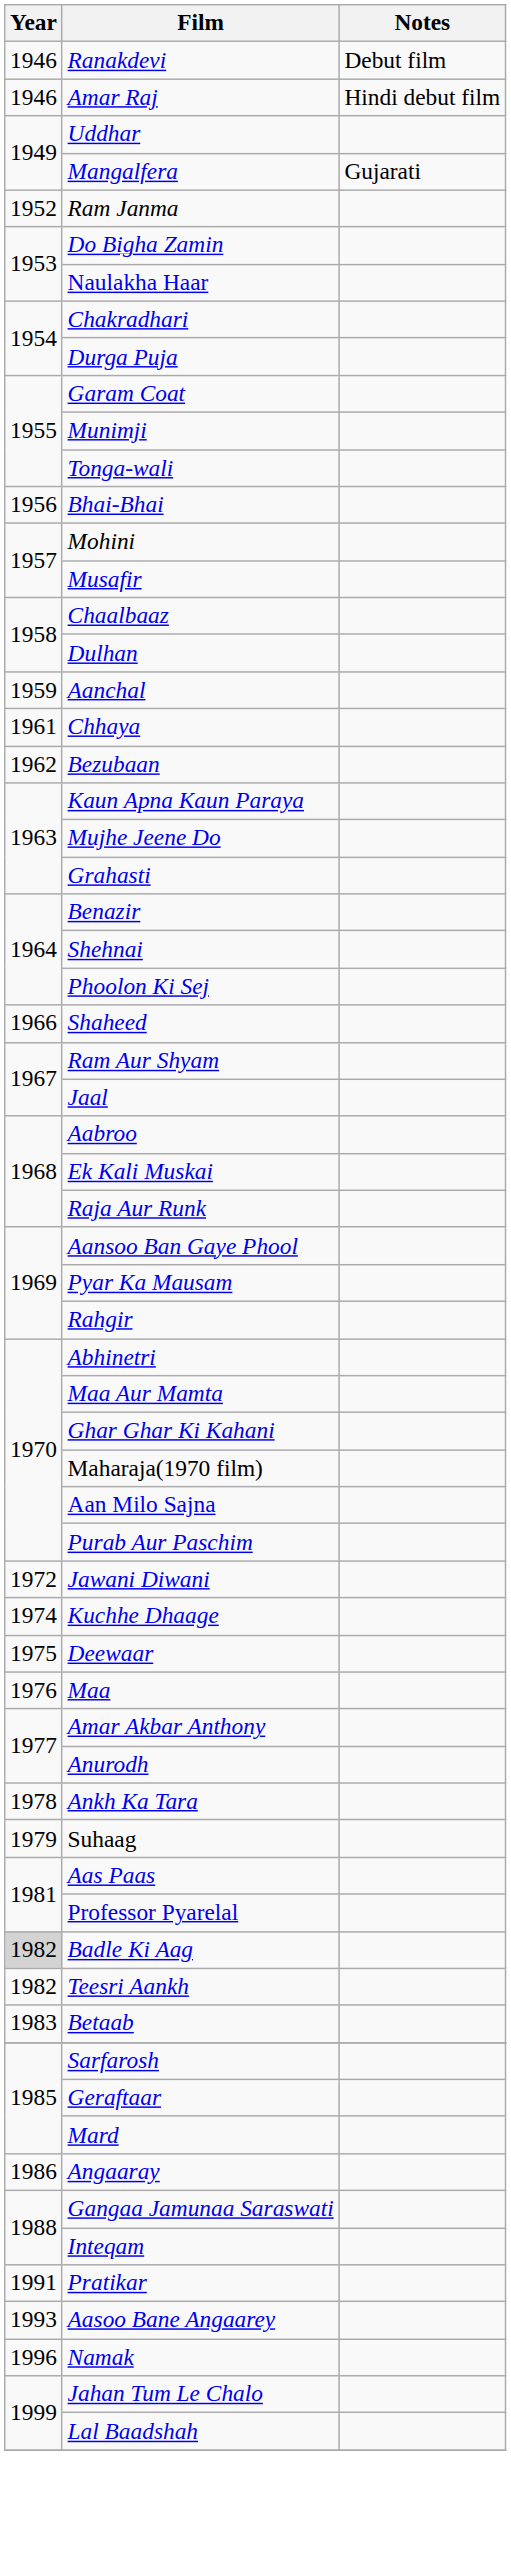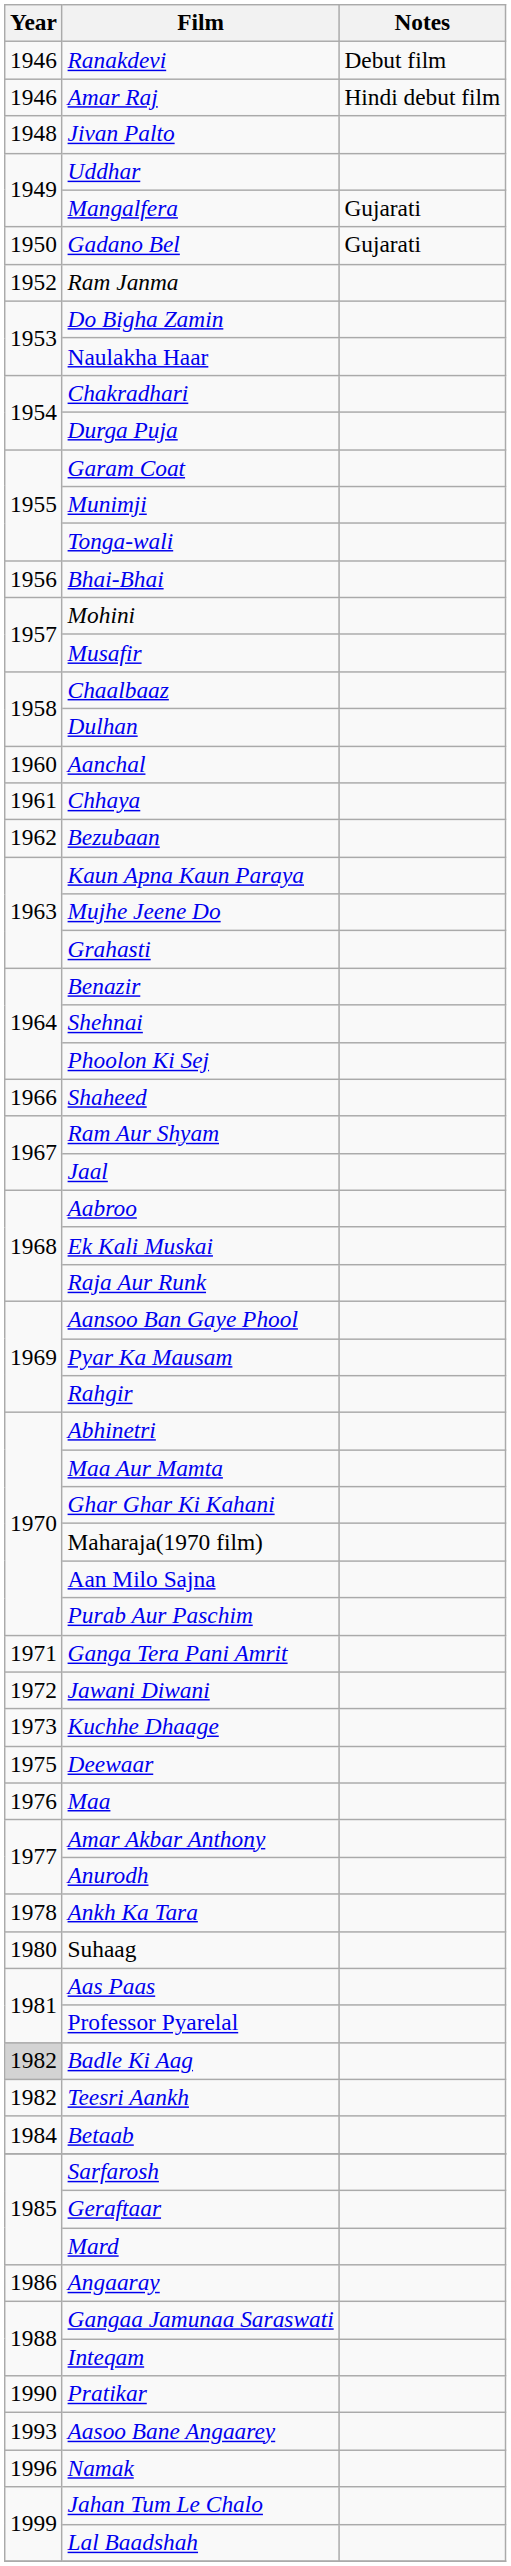+ row: (121, 134)
+ row: (124, 245)
(33, 689) 1959 -> (33, 763) 1960
+ row: (178, 1653)
(33, 1616) 1974 -> (33, 1727) 1973
(33, 1838) 1979 -> (33, 1949) 1980
(33, 2023) 1983 -> (33, 2134) 1984
(33, 2282) 1991 -> (33, 2394) 1990
